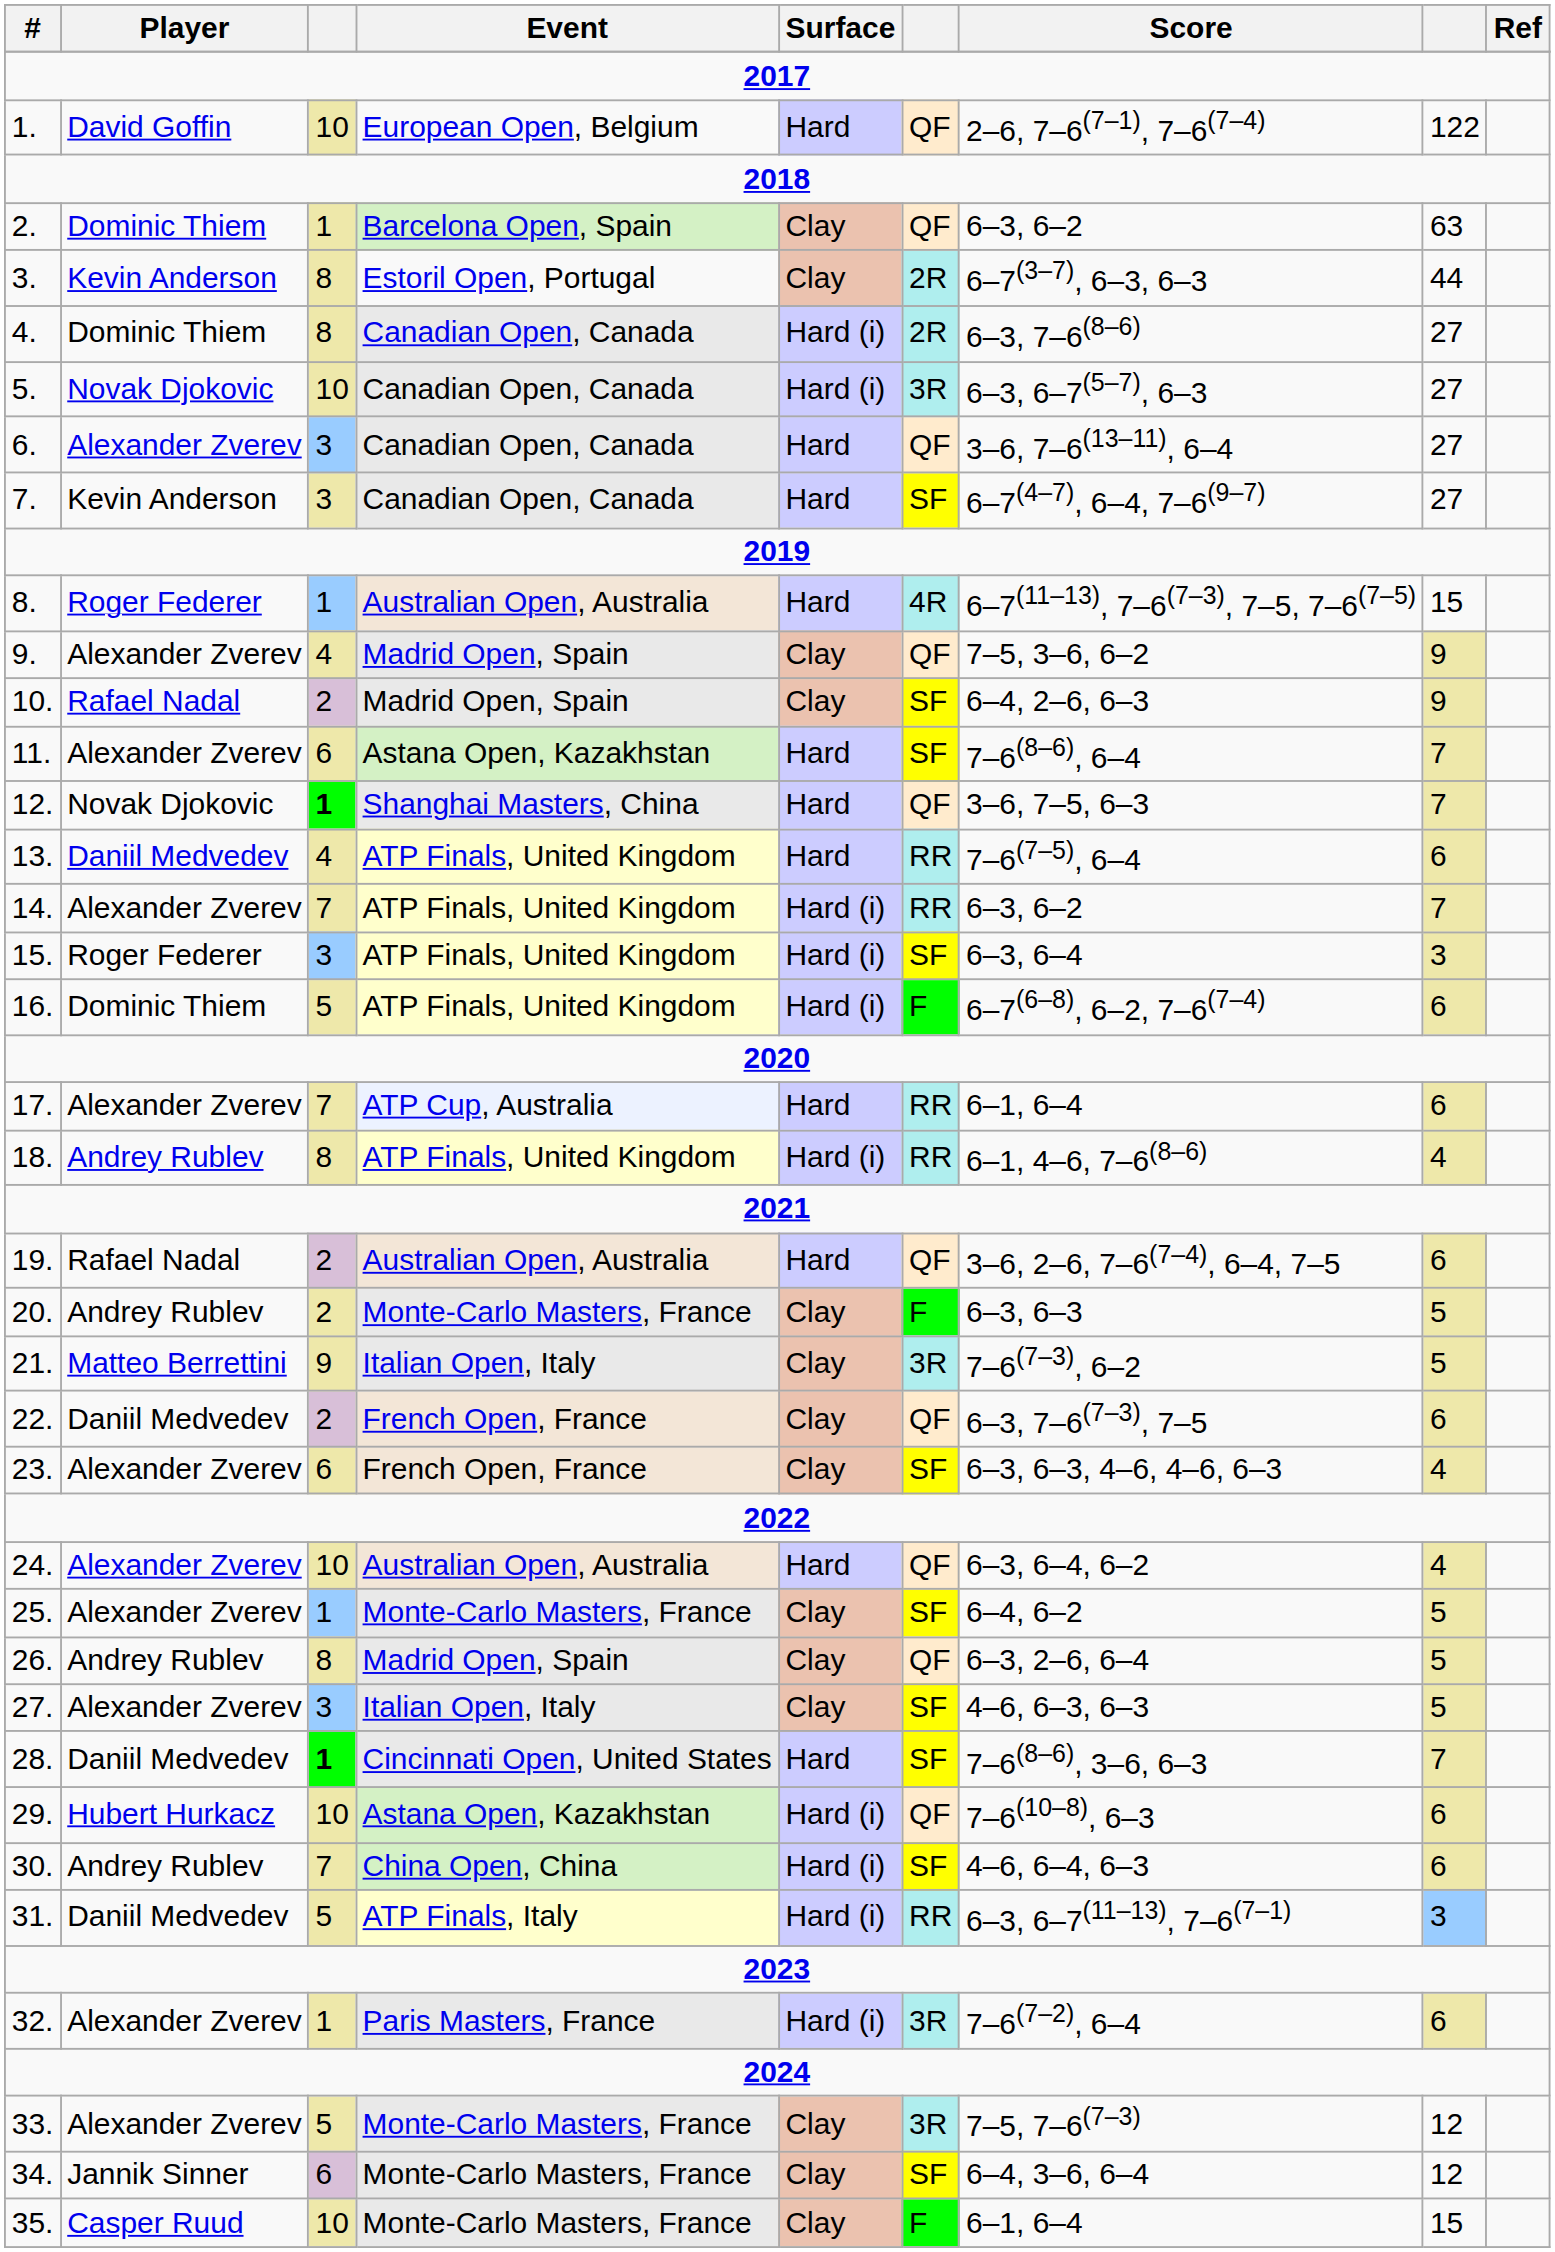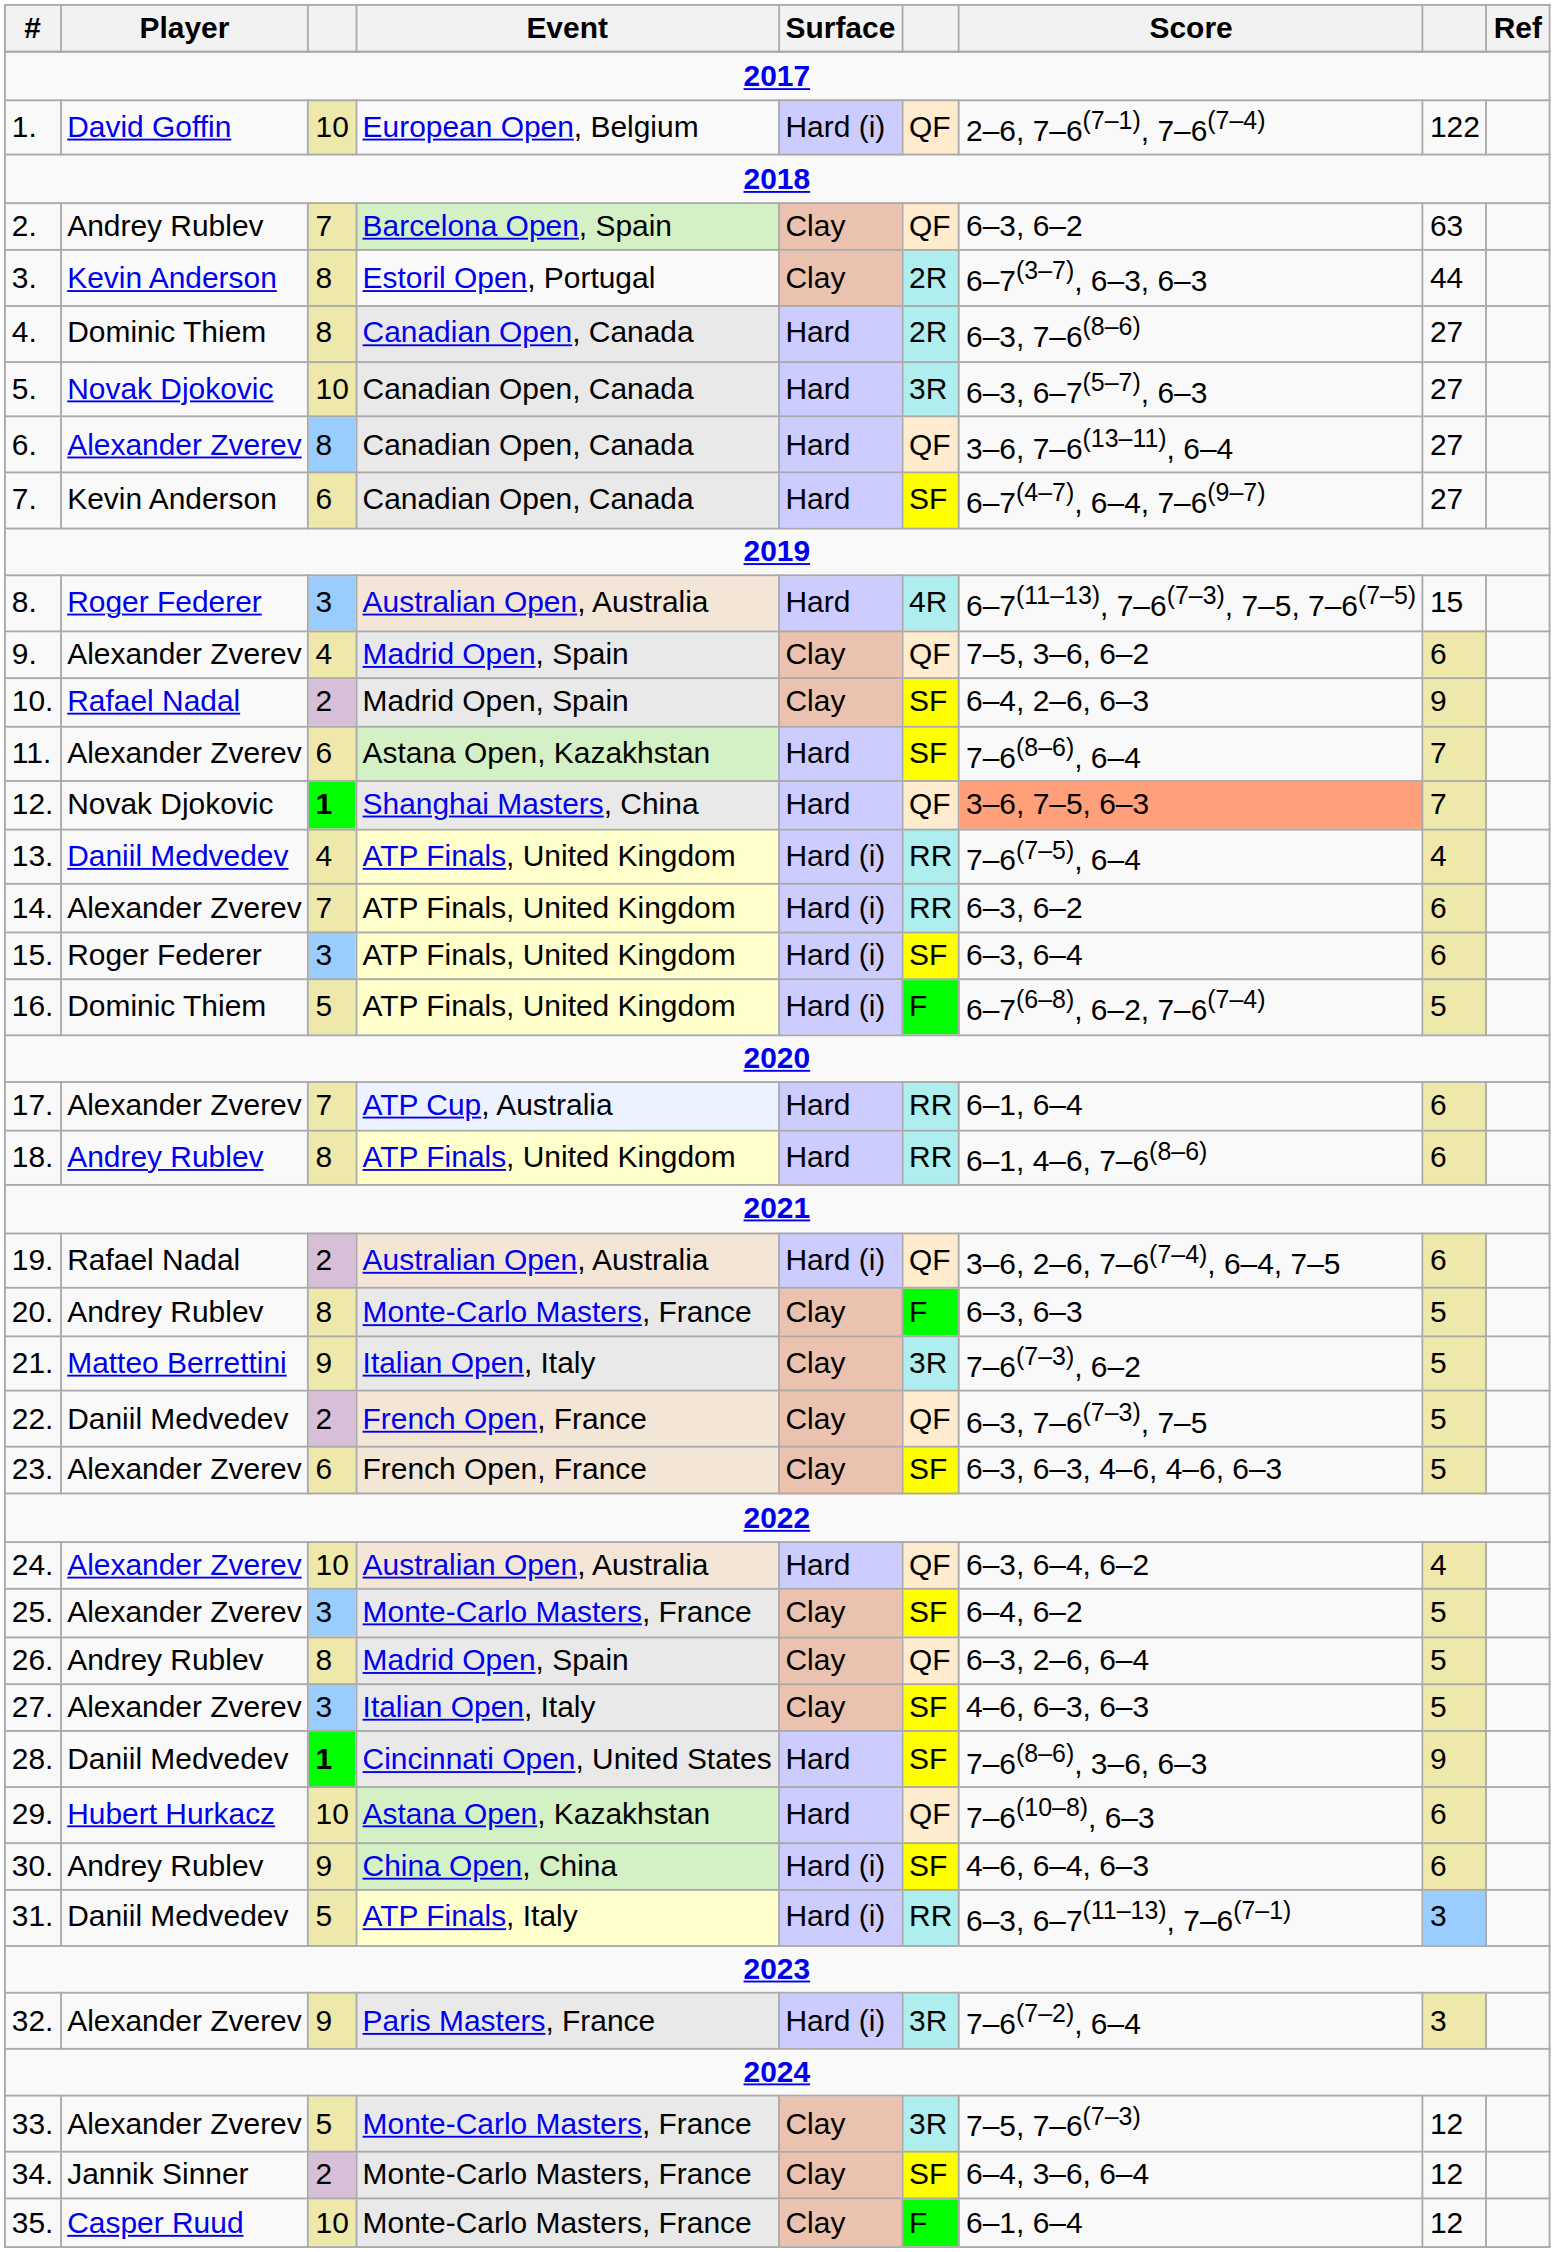(818, 127) Hard -> (835, 127) Hard (i)
(167, 226) Dominic Thiem -> (165, 226) Andrey Rublev
(324, 226) 1 -> (324, 226) 7
(835, 333) Hard (i) -> (818, 333) Hard
(835, 388) Hard (i) -> (818, 388) Hard
(324, 444) 3 -> (324, 444) 8
(324, 499) 3 -> (324, 499) 6
(324, 602) 1 -> (324, 602) 3
(1438, 654) 9 -> (1438, 654) 6
(1058, 804) no background -> (1058, 804) lightsalmon background
(818, 856) Hard -> (835, 856) Hard (i)
(1438, 856) 6 -> (1438, 856) 4
(1438, 907) 7 -> (1438, 907) 6
(1438, 955) 3 -> (1438, 955) 6
(1438, 1006) 6 -> (1438, 1006) 5
(835, 1157) Hard (i) -> (818, 1157) Hard
(1438, 1157) 4 -> (1438, 1157) 6
(818, 1260) Hard -> (835, 1260) Hard (i)
(324, 1311) 2 -> (324, 1311) 8
(1438, 1418) 6 -> (1438, 1418) 5
(1438, 1470) 4 -> (1438, 1470) 5
(324, 1612) 1 -> (324, 1612) 3
(1438, 1758) 7 -> (1438, 1758) 9
(835, 1814) Hard (i) -> (818, 1814) Hard
(324, 1865) 7 -> (324, 1865) 9
(324, 2020) 1 -> (324, 2020) 9
(1438, 2020) 6 -> (1438, 2020) 3
(324, 2174) 6 -> (324, 2174) 2
(1447, 2222) 15 -> (1447, 2222) 12
